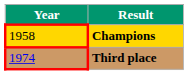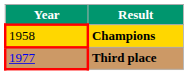(22, 58) 1974 -> (22, 58) 1977
